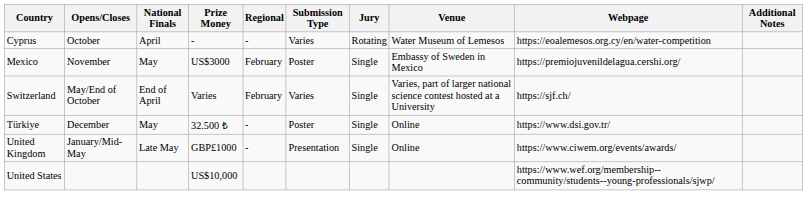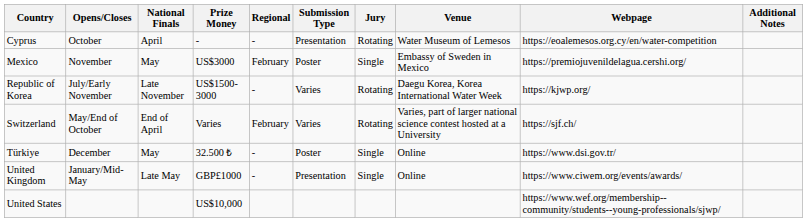(301, 40) Varies -> (320, 40) Presentation
+ row: (31, 90)
(365, 95) Single -> (375, 123) Rotating
